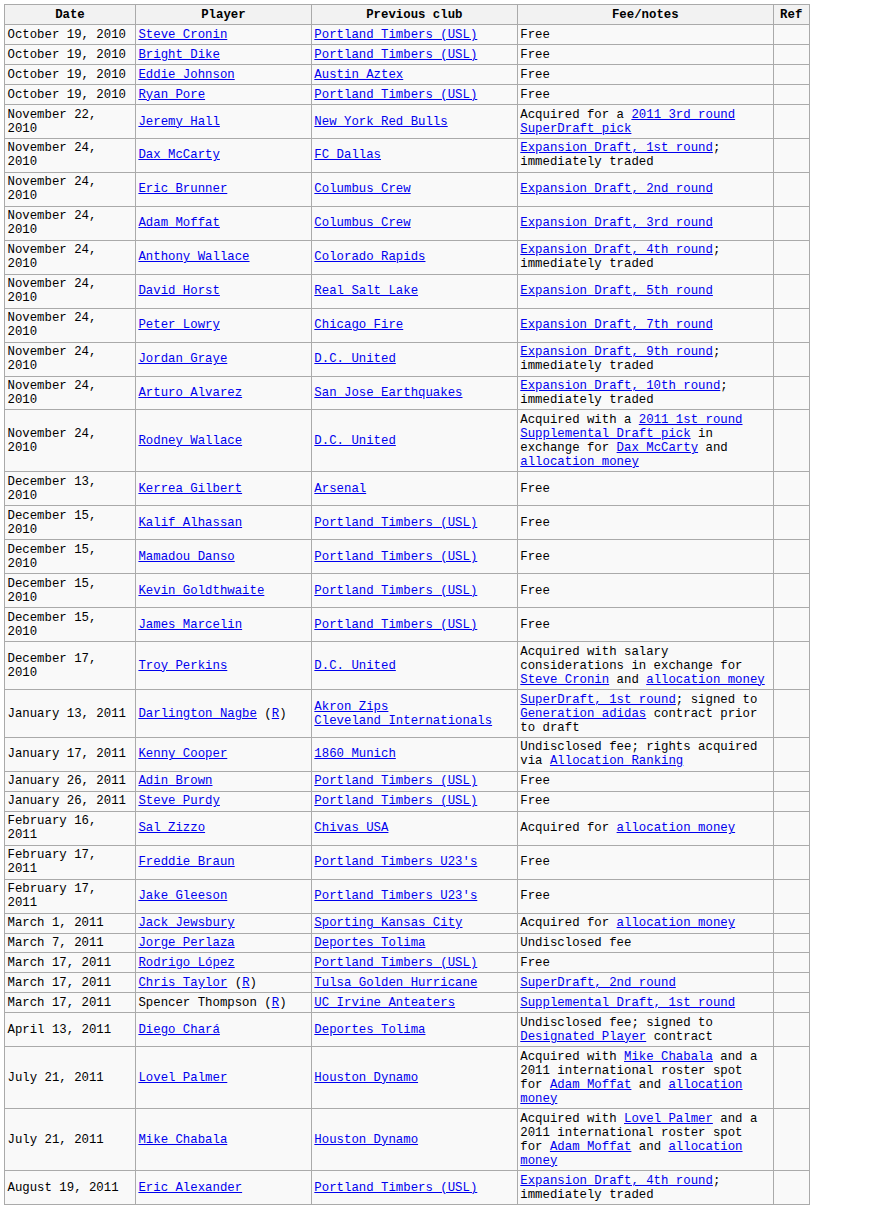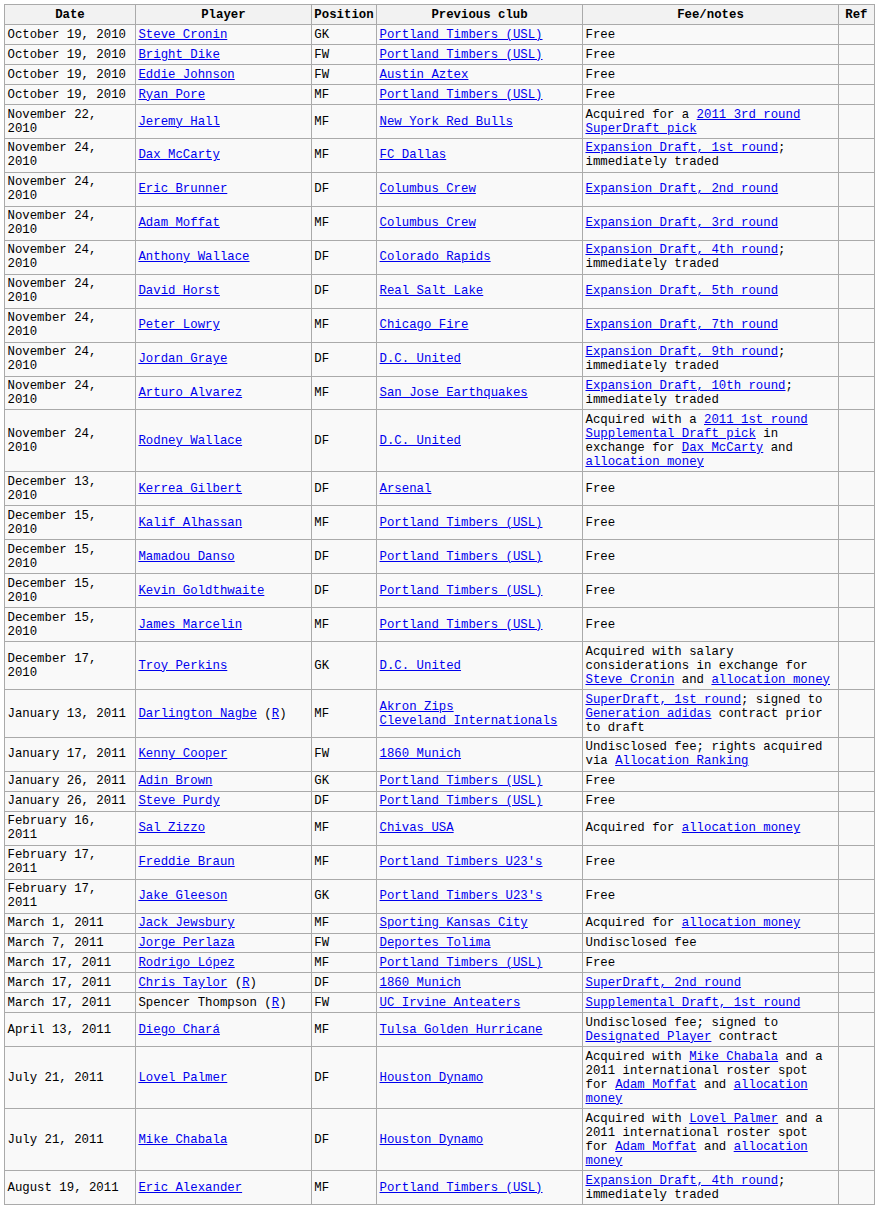+ column: (344, 15)
(396, 983) Tulsa Golden Hurricane -> (420, 983) 1860 Munich
(370, 1030) Deportes Tolima -> (461, 1030) Tulsa Golden Hurricane
